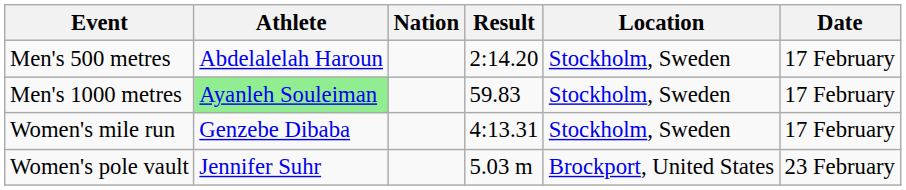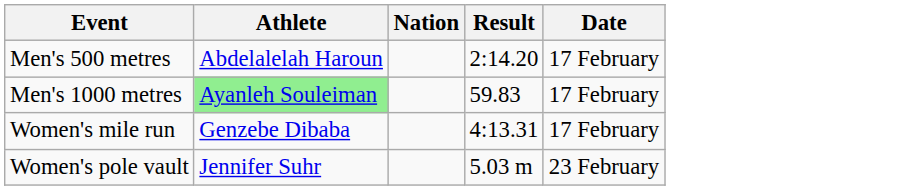- column: (661, 22)
